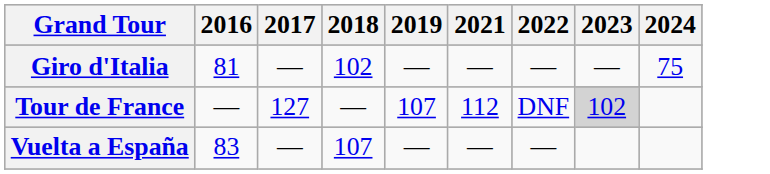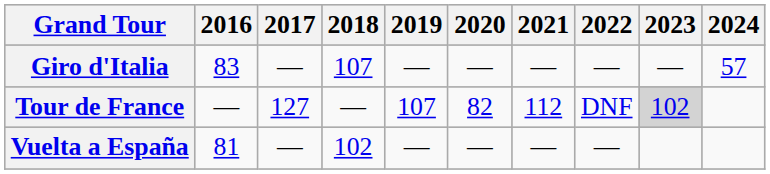+ column: (480, 24)
(226, 65) 81 -> (226, 65) 83
(353, 65) 102 -> (353, 65) 107
(670, 65) 75 -> (734, 65) 57
(226, 147) 83 -> (226, 147) 81
(353, 147) 107 -> (353, 147) 102
